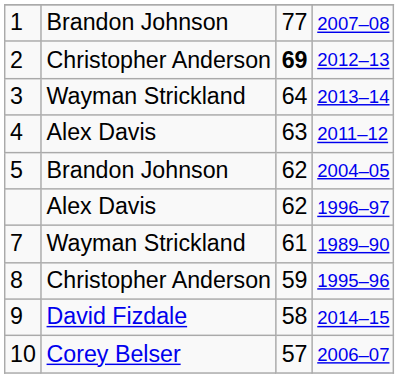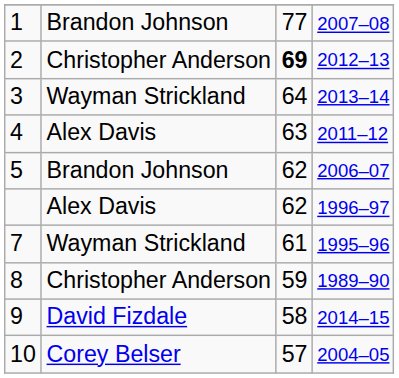(353, 170) 2004–05 -> (353, 170) 2006–07
(353, 244) 1989–90 -> (353, 244) 1995–96
(353, 281) 1995–96 -> (353, 281) 1989–90
(353, 354) 2006–07 -> (353, 354) 2004–05
